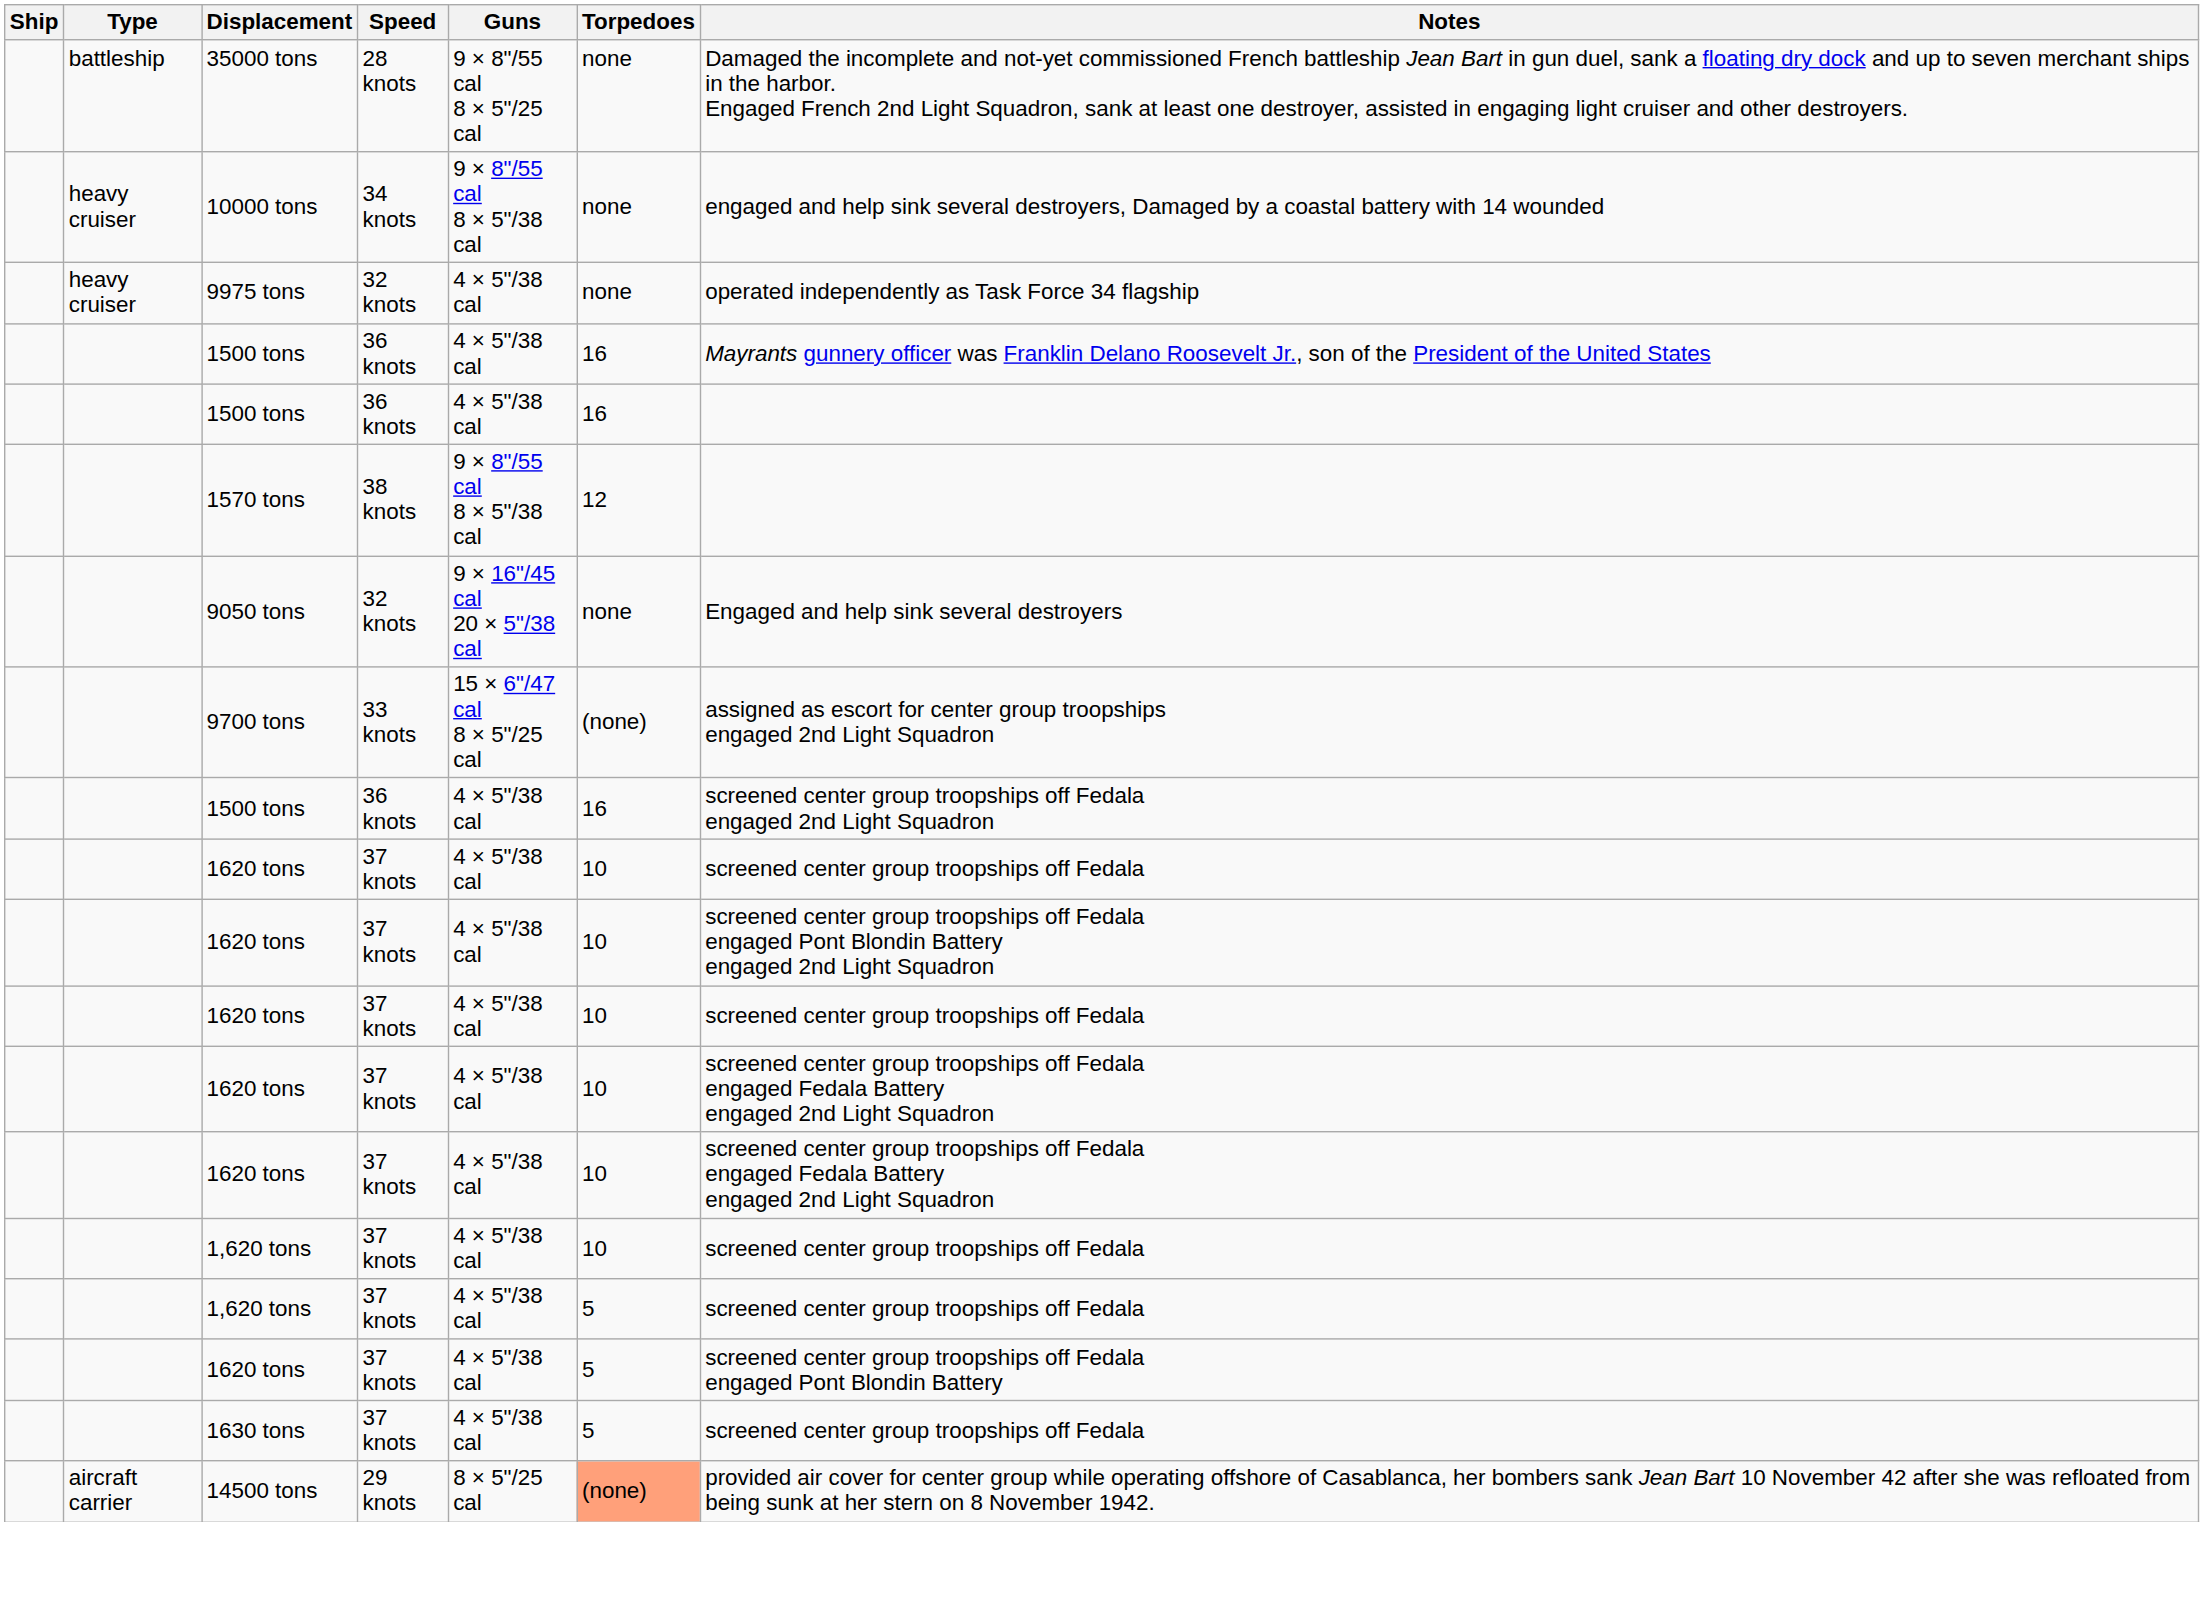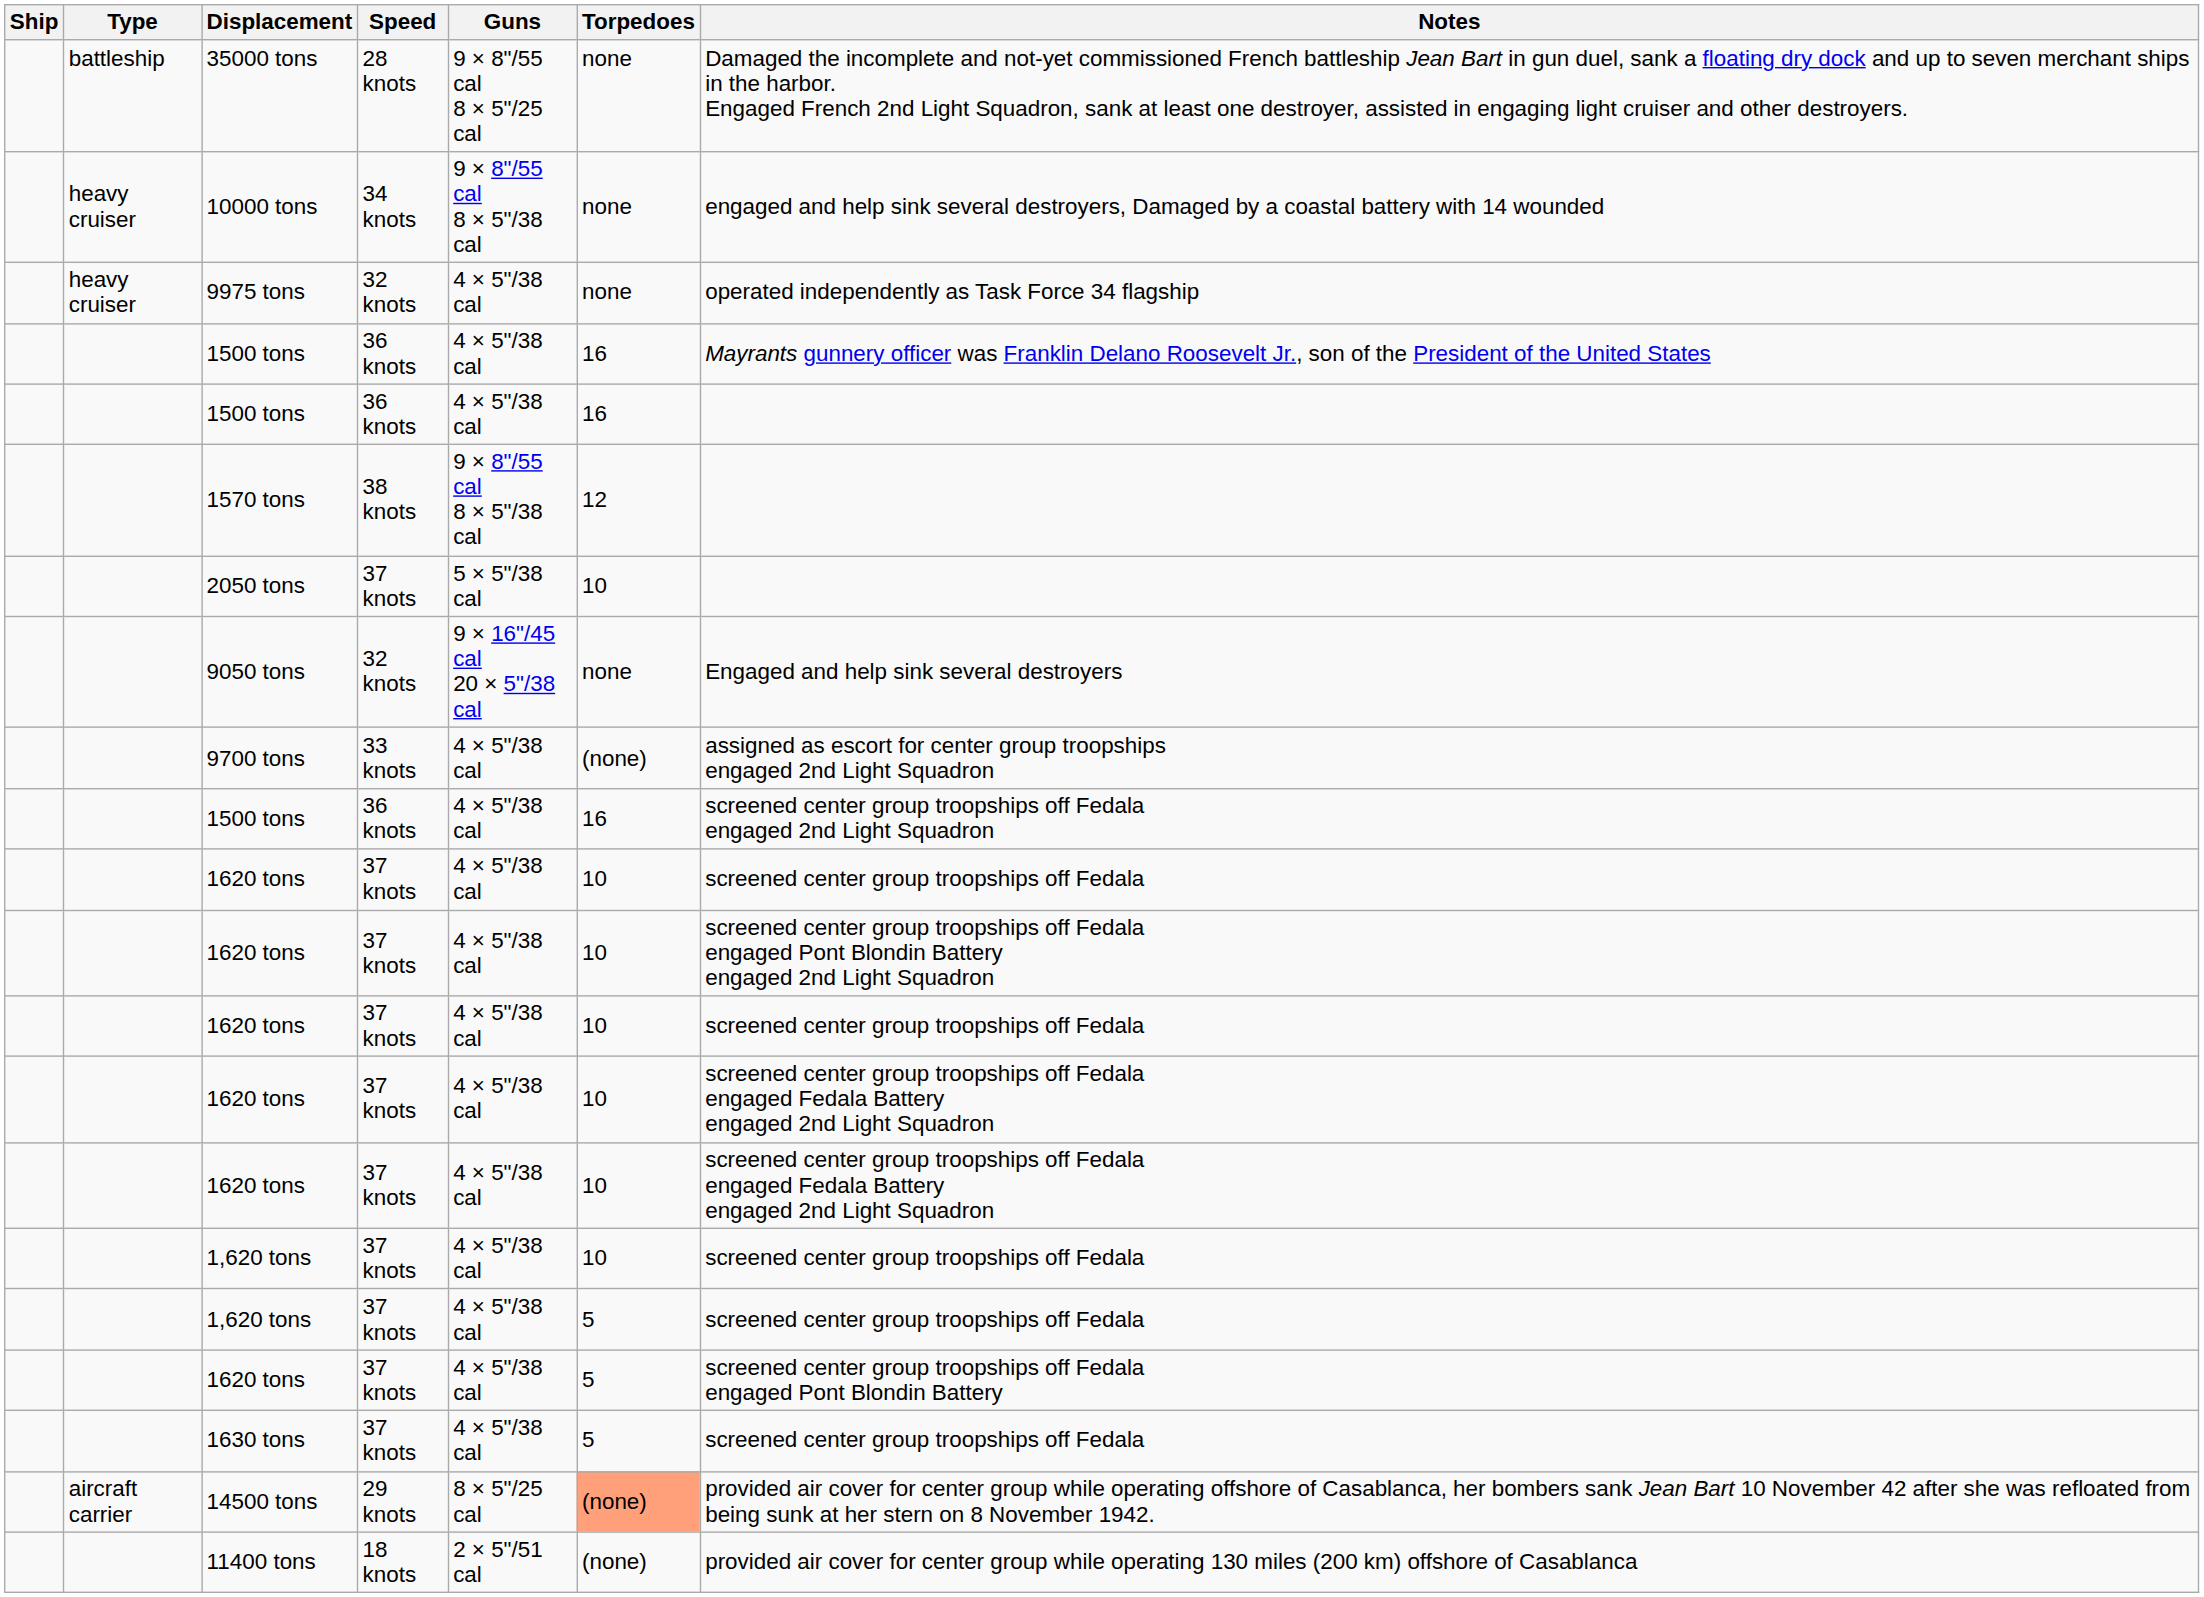+ row: (256, 585)
(504, 722) 15 × 6"/47 cal 8 × 5"/25 cal -> (498, 757) 4 × 5"/38 cal
+ row: (261, 1562)
